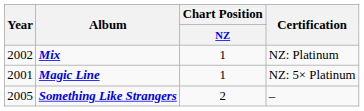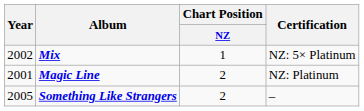(304, 55) NZ: Platinum -> (312, 55) NZ: 5× Platinum
(223, 75) 1 -> (223, 75) 2
(312, 75) NZ: 5× Platinum -> (304, 75) NZ: Platinum
